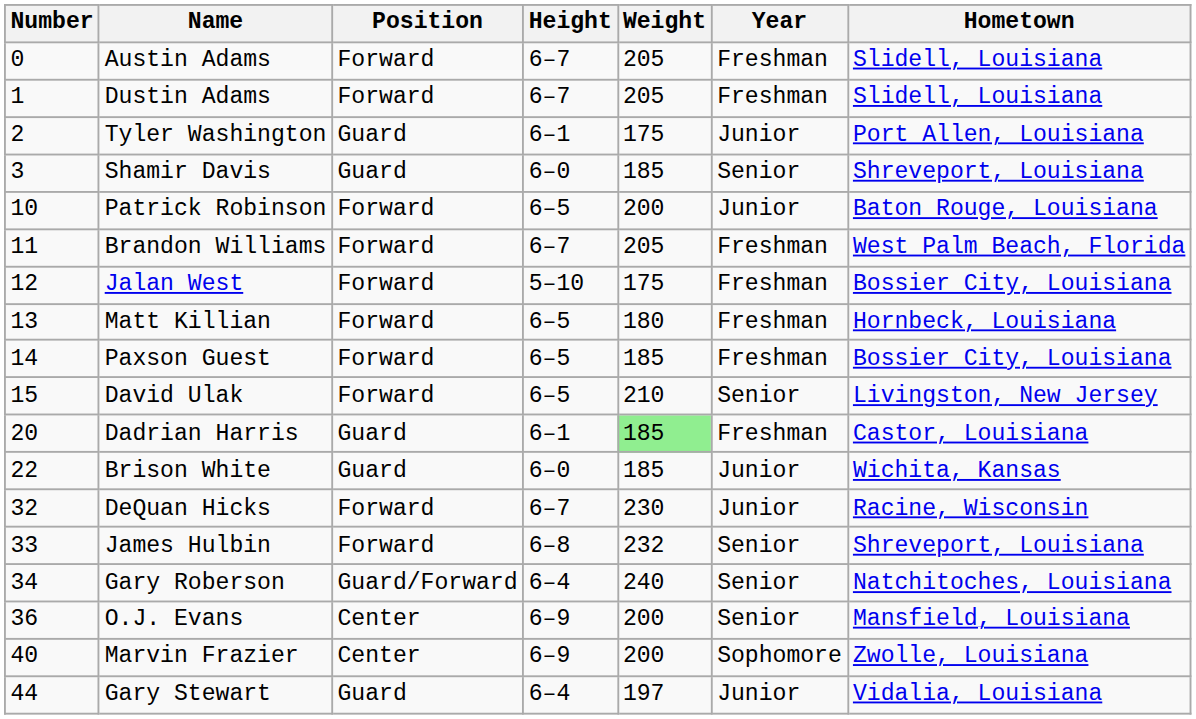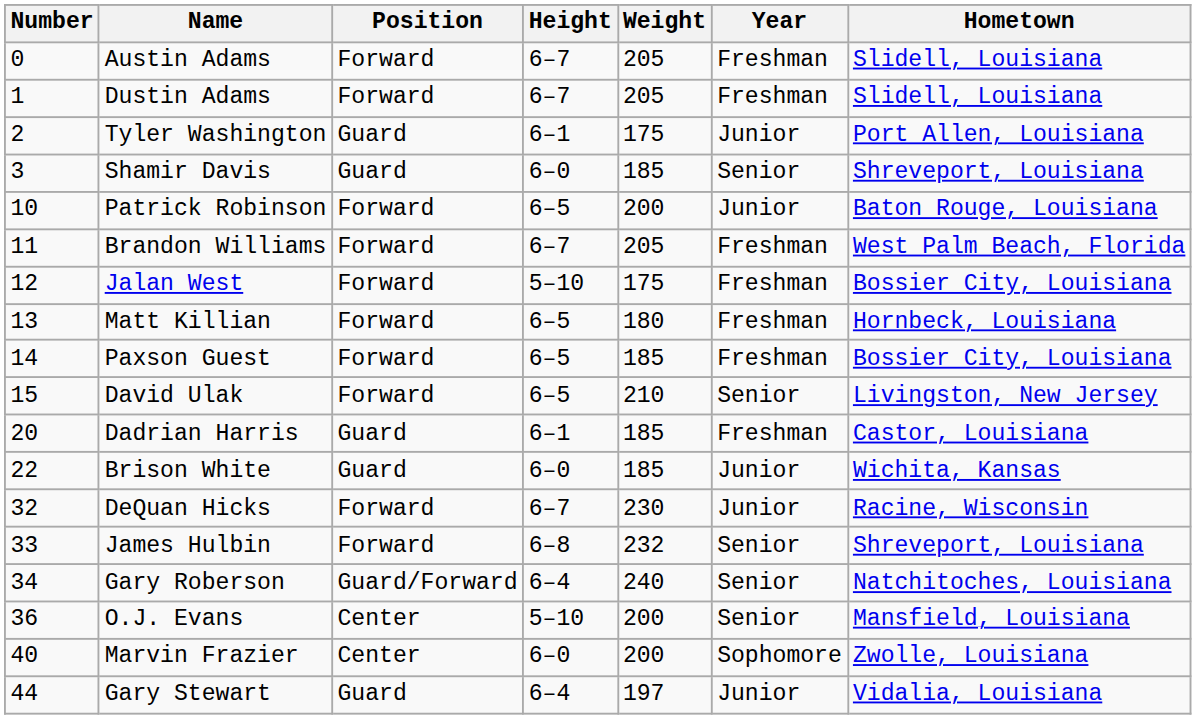(644, 434) lightgreen background -> (644, 434) no background
(549, 620) 6–9 -> (556, 620) 5–10
(549, 658) 6–9 -> (549, 658) 6–0
